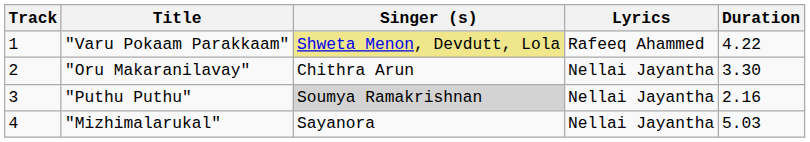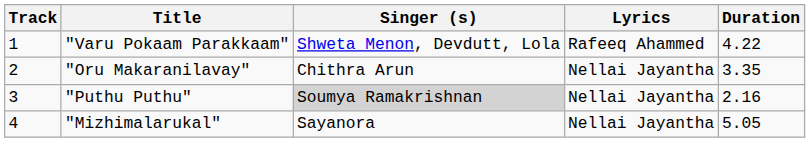(429, 44) khaki background -> (429, 44) no background
(742, 71) 3.30 -> (742, 71) 3.35
(742, 124) 5.03 -> (742, 124) 5.05
